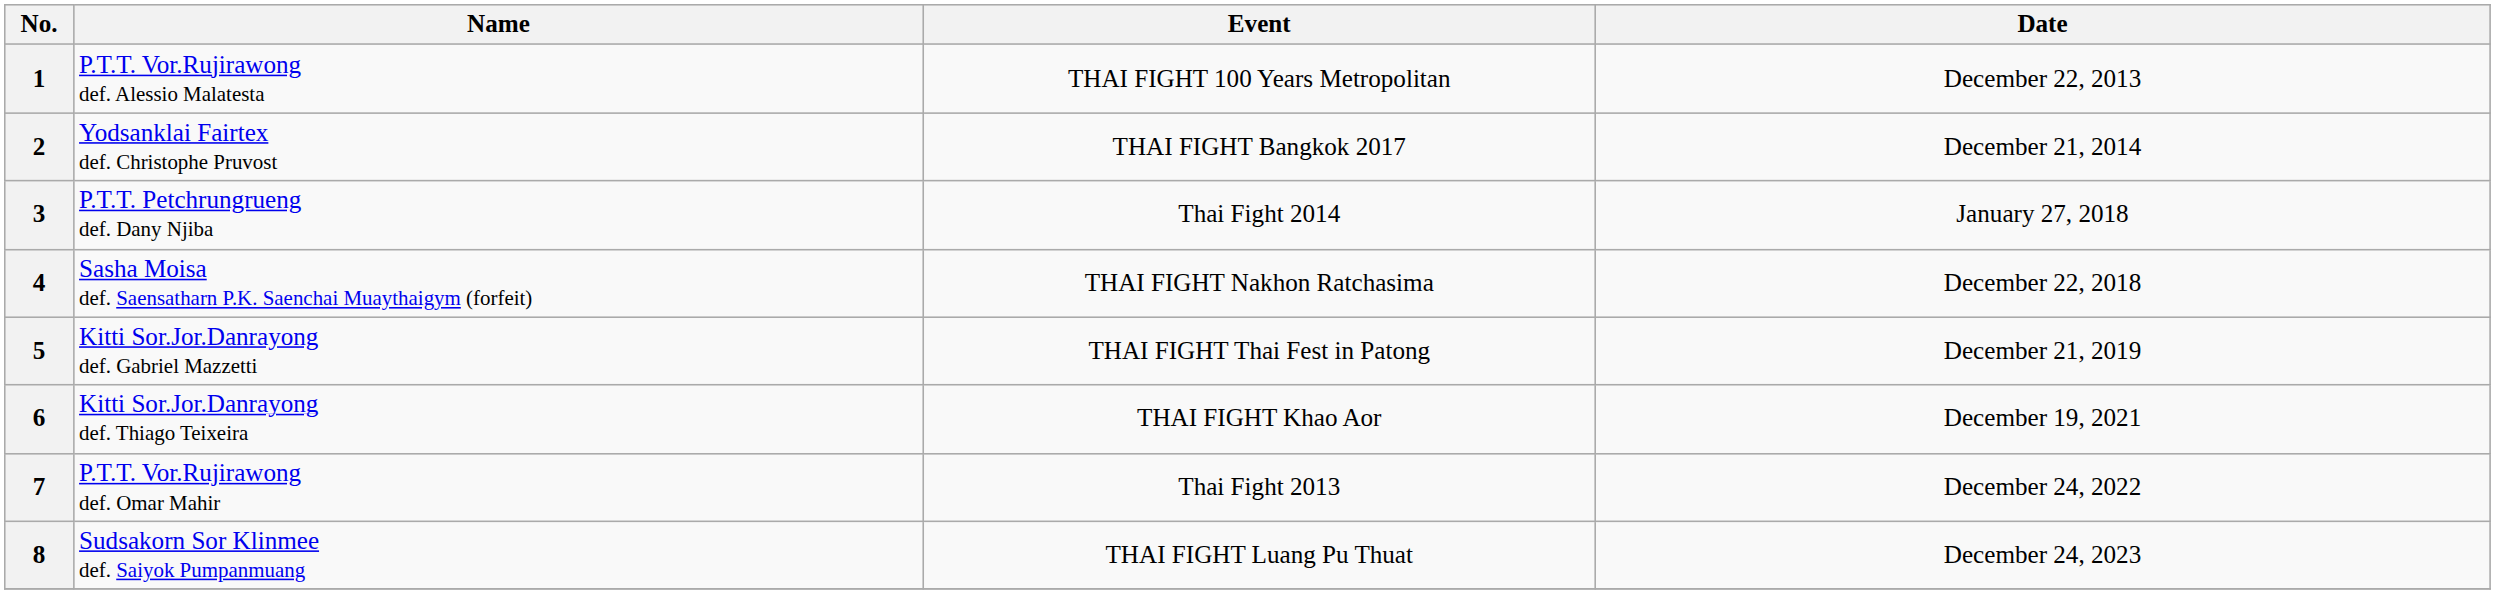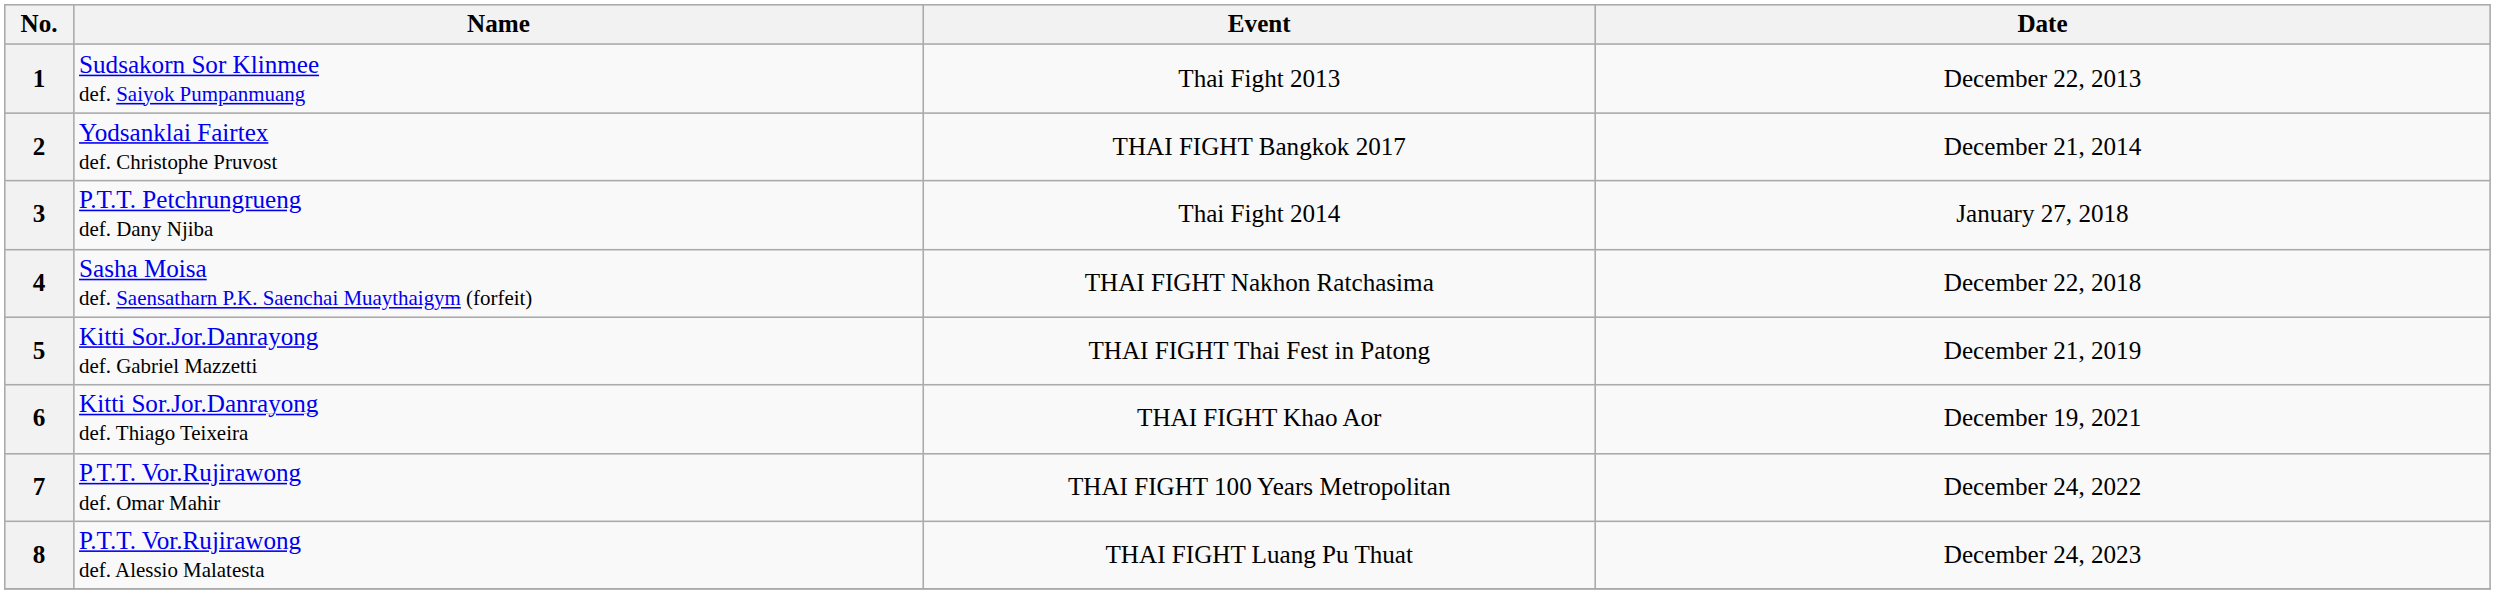(190, 78) P.T.T. Vor.Rujirawong def. Alessio Malatesta -> (199, 78) Sudsakorn Sor Klinmee def. Saiyok Pumpanmuang
(1259, 78) THAI FIGHT 100 Years Metropolitan -> (1259, 78) Thai Fight 2013
(1259, 486) Thai Fight 2013 -> (1259, 486) THAI FIGHT 100 Years Metropolitan
(199, 555) Sudsakorn Sor Klinmee def. Saiyok Pumpanmuang -> (190, 555) P.T.T. Vor.Rujirawong def. Alessio Malatesta
